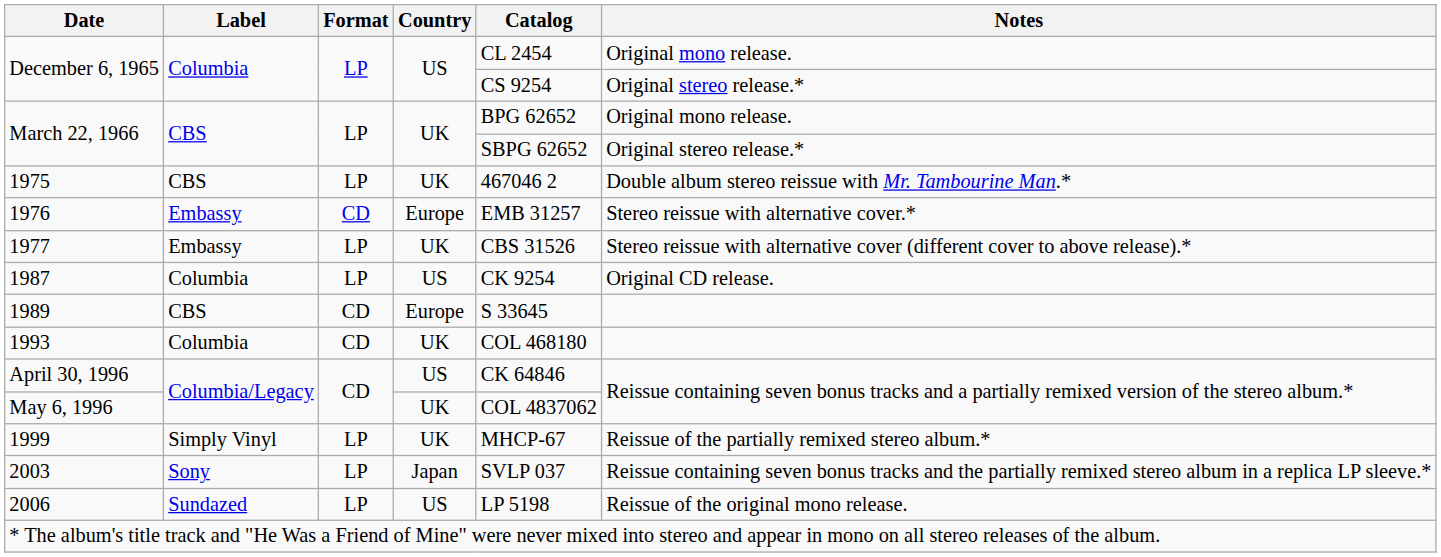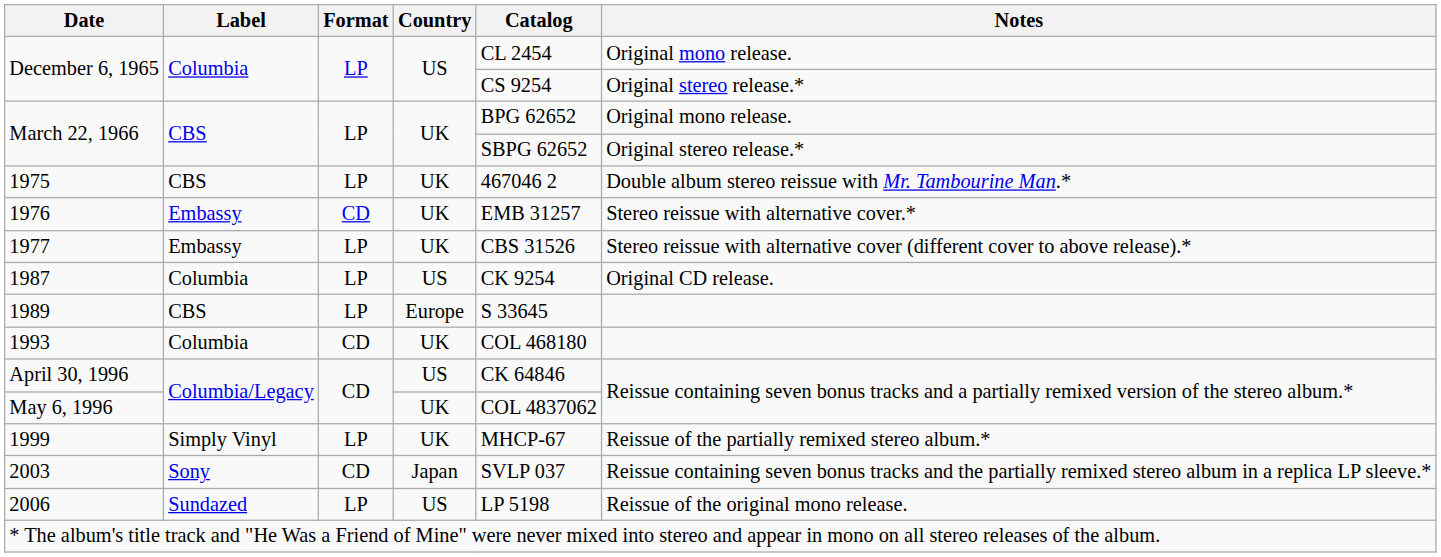(435, 213) Europe -> (435, 213) UK
(356, 310) CD -> (356, 310) LP
(356, 471) LP -> (356, 471) CD
